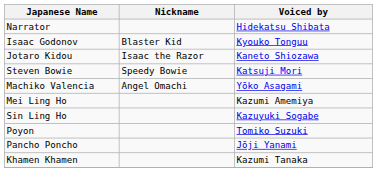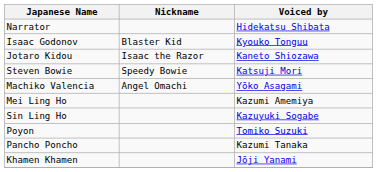(267, 145) Jōji Yanami -> (272, 145) Kazumi Tanaka
(272, 160) Kazumi Tanaka -> (267, 160) Jōji Yanami
